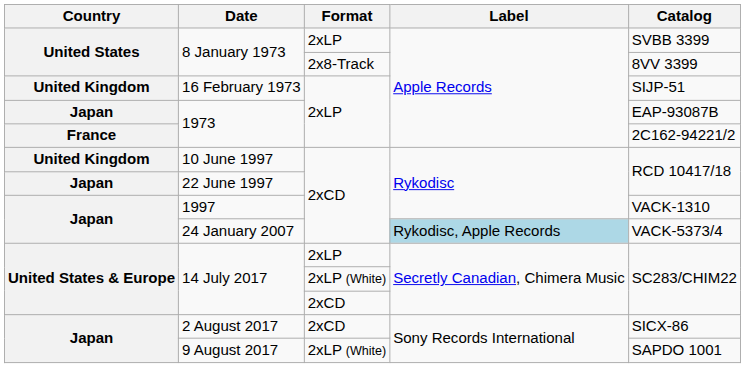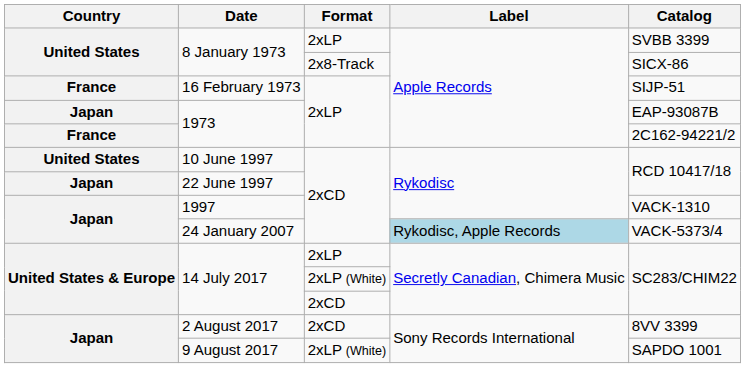(665, 64) 8VV 3399 -> (660, 64) SICX-86
(92, 87) United Kingdom -> (92, 87) France
(92, 159) United Kingdom -> (92, 159) United States
(660, 326) SICX-86 -> (665, 326) 8VV 3399
